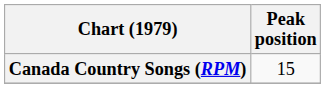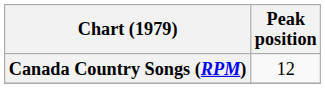(286, 68) 15 -> (286, 68) 12
